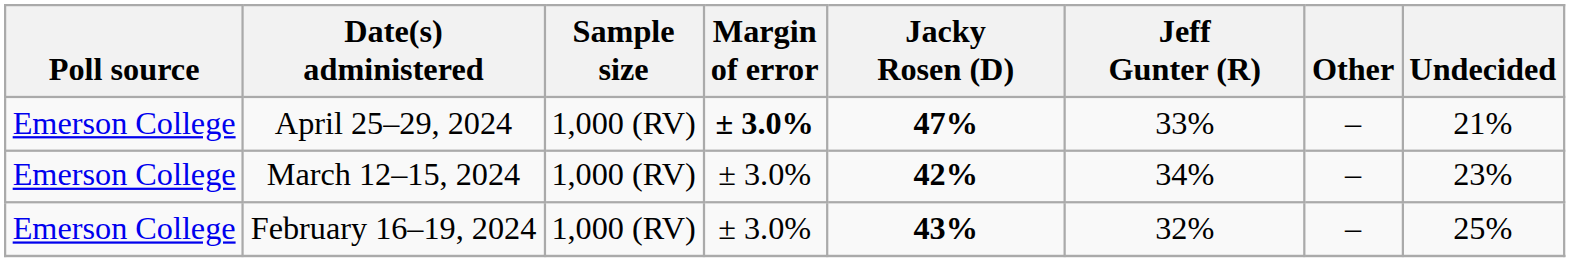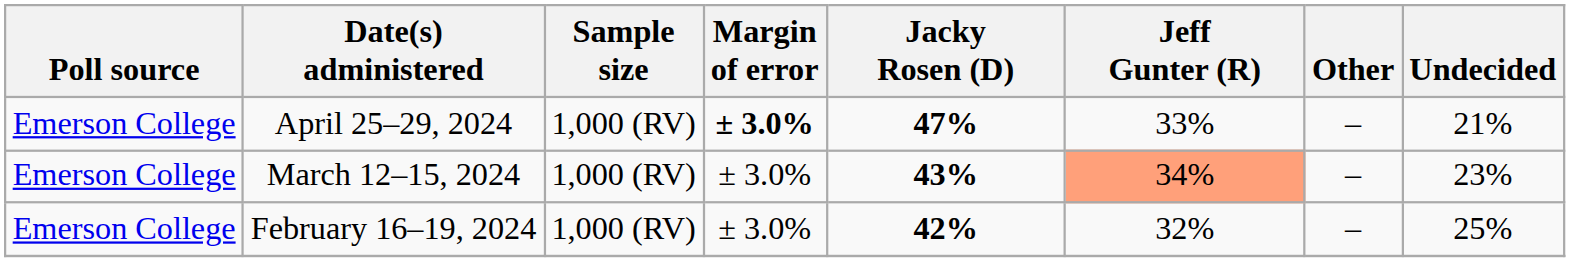(946, 175) 42% -> (946, 175) 43%
(1185, 175) no background -> (1185, 175) lightsalmon background
(946, 229) 43% -> (946, 229) 42%
